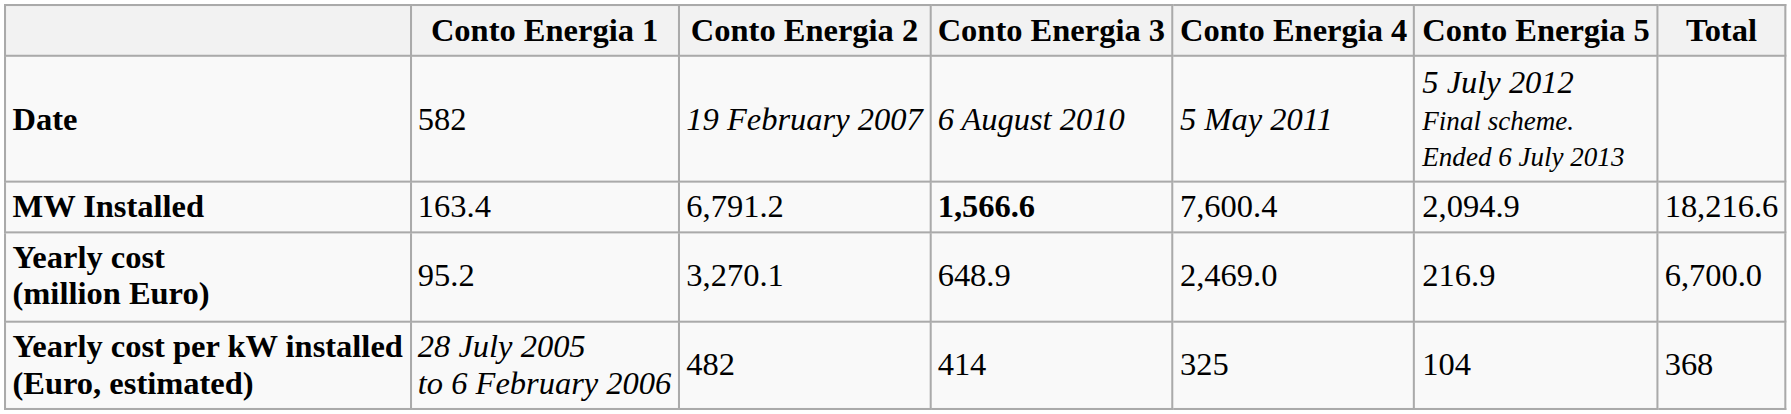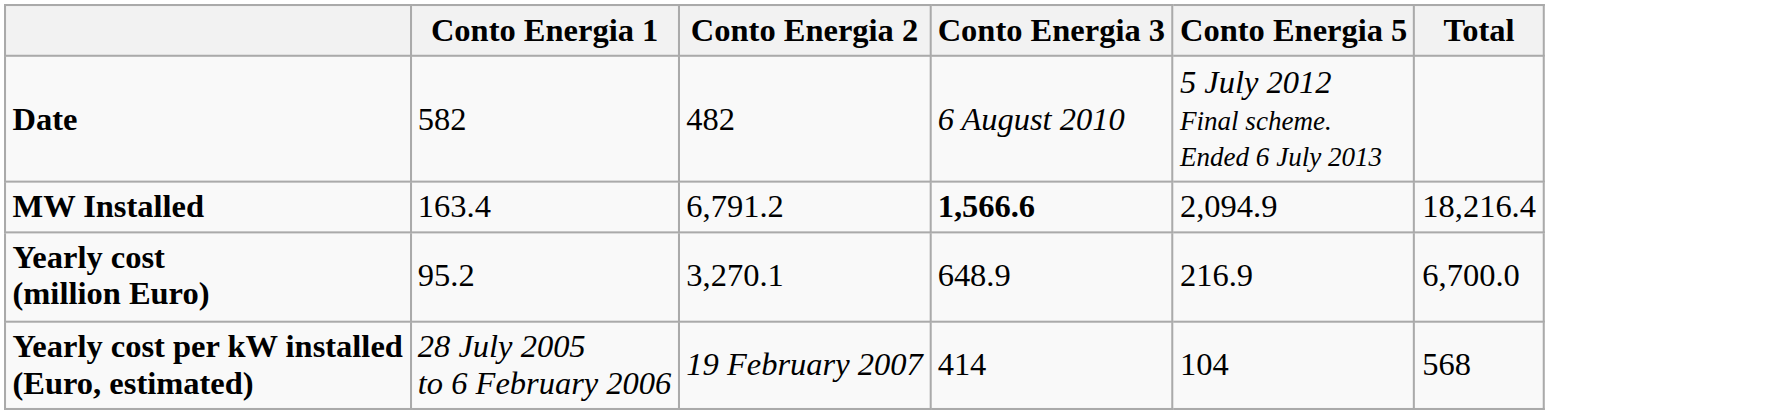- column: (1294, 30)
(804, 118) 19 February 2007 -> (711, 118) 482
(1721, 206) 18,216.6 -> (1479, 206) 18,216.4
(711, 364) 482 -> (804, 364) 19 February 2007
(1689, 364) 368 -> (1447, 364) 568
